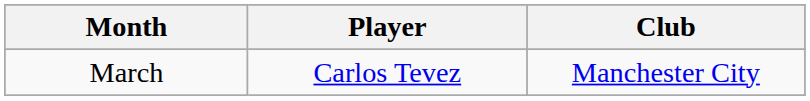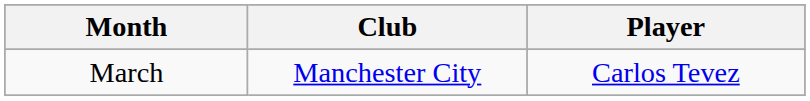columns swapped: (387, 26) <-> (666, 26)
